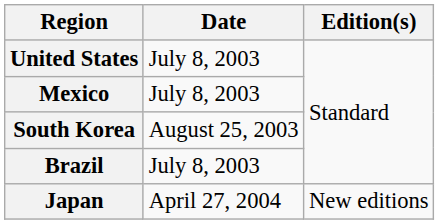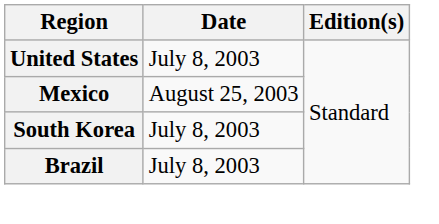(204, 93) July 8, 2003 -> (224, 93) August 25, 2003
(224, 129) August 25, 2003 -> (204, 129) July 8, 2003
- row: (74, 201)
